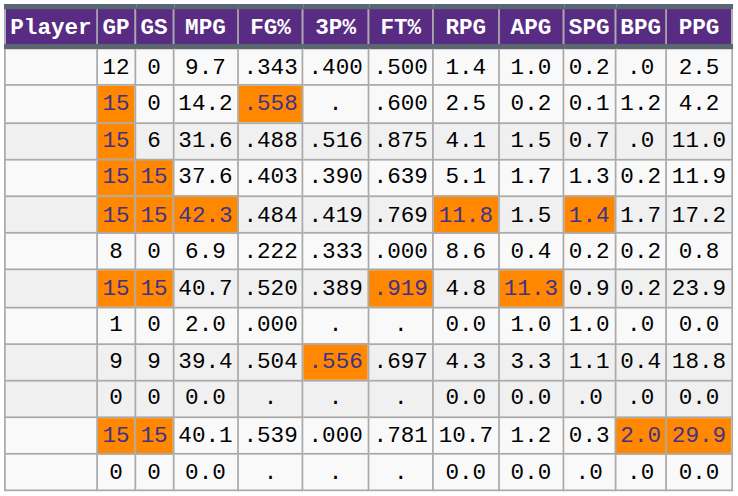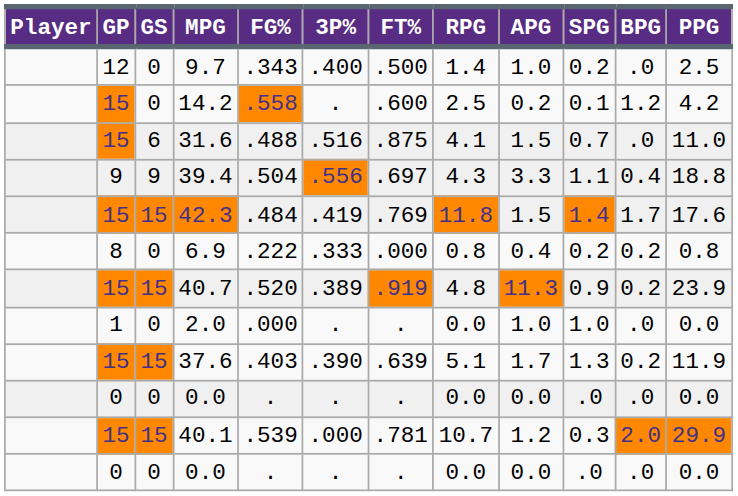rows swapped: (116, 362) <-> (116, 178)
(699, 215) 17.2 -> (699, 215) 17.6
(466, 251) 8.6 -> (466, 251) 0.8
